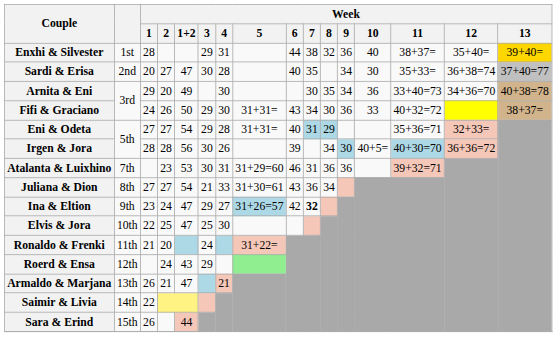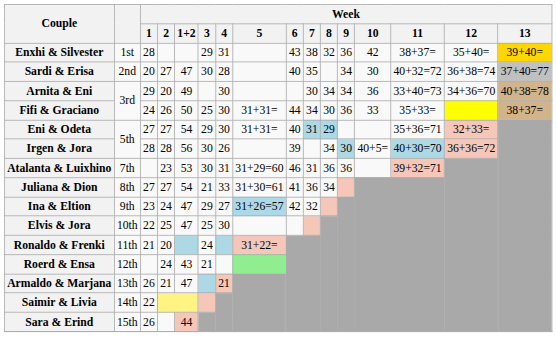(295, 52) 44 -> (295, 52) 43
(373, 52) 40 -> (373, 52) 42
(418, 72) 35+33= -> (418, 72) 40+32=72
(329, 91) 35 -> (329, 91) 34
(207, 110) 29 -> (207, 110) 25
(295, 110) 43 -> (295, 110) 44
(418, 110) 40+32=72 -> (418, 110) 35+33=
(224, 129) 28 -> (224, 129) 30
(295, 187) 43 -> (295, 187) 41
(312, 206) bold -> (312, 206) normal
(207, 264) 29 -> (207, 264) 21
